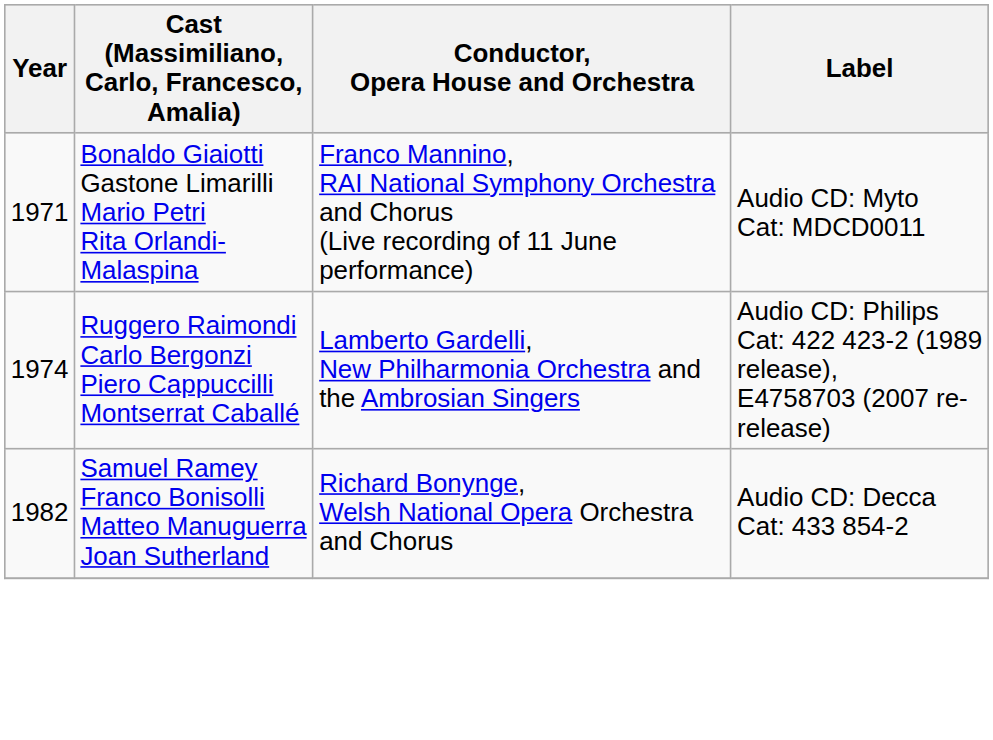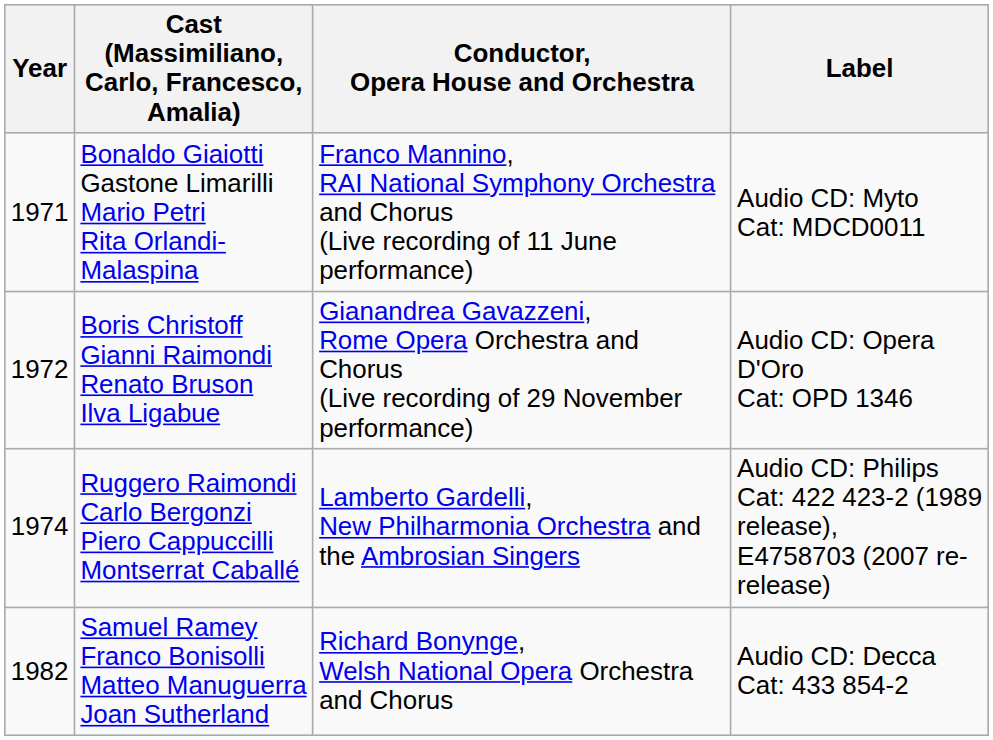+ row: (176, 369)
